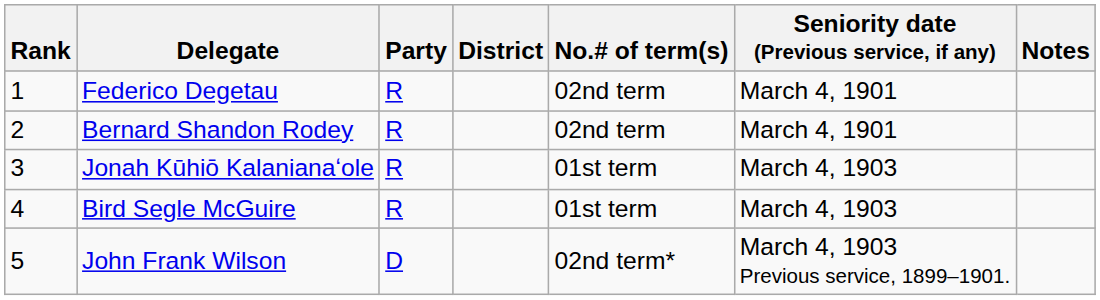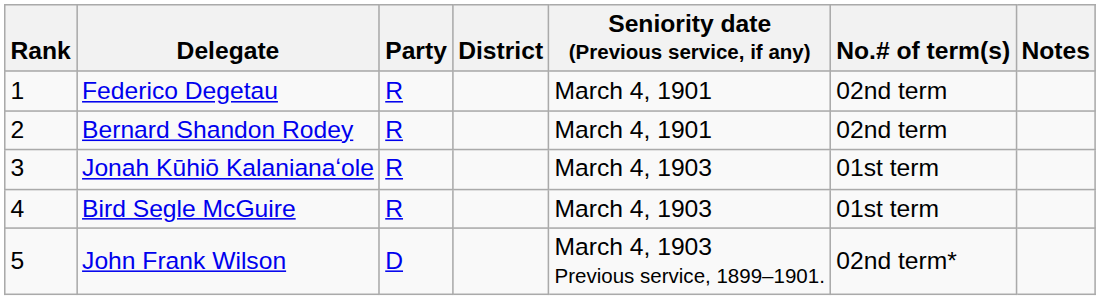columns swapped: (875, 37) <-> (641, 51)
